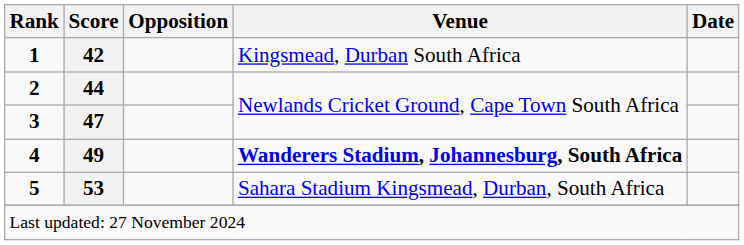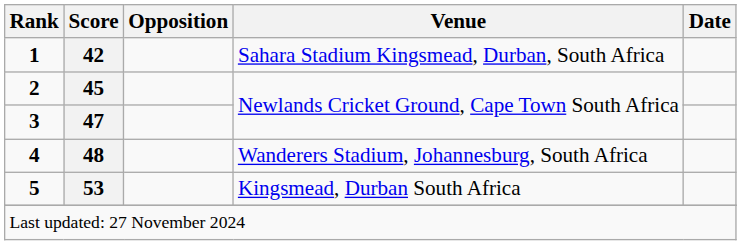(379, 54) Kingsmead, Durban South Africa -> (451, 54) Sahara Stadium Kingsmead, Durban, South Africa
(94, 88) 44 -> (94, 88) 45
(94, 155) 49 -> (94, 155) 48
(460, 155) bold -> (443, 155) normal
(451, 188) Sahara Stadium Kingsmead, Durban, South Africa -> (379, 188) Kingsmead, Durban South Africa
